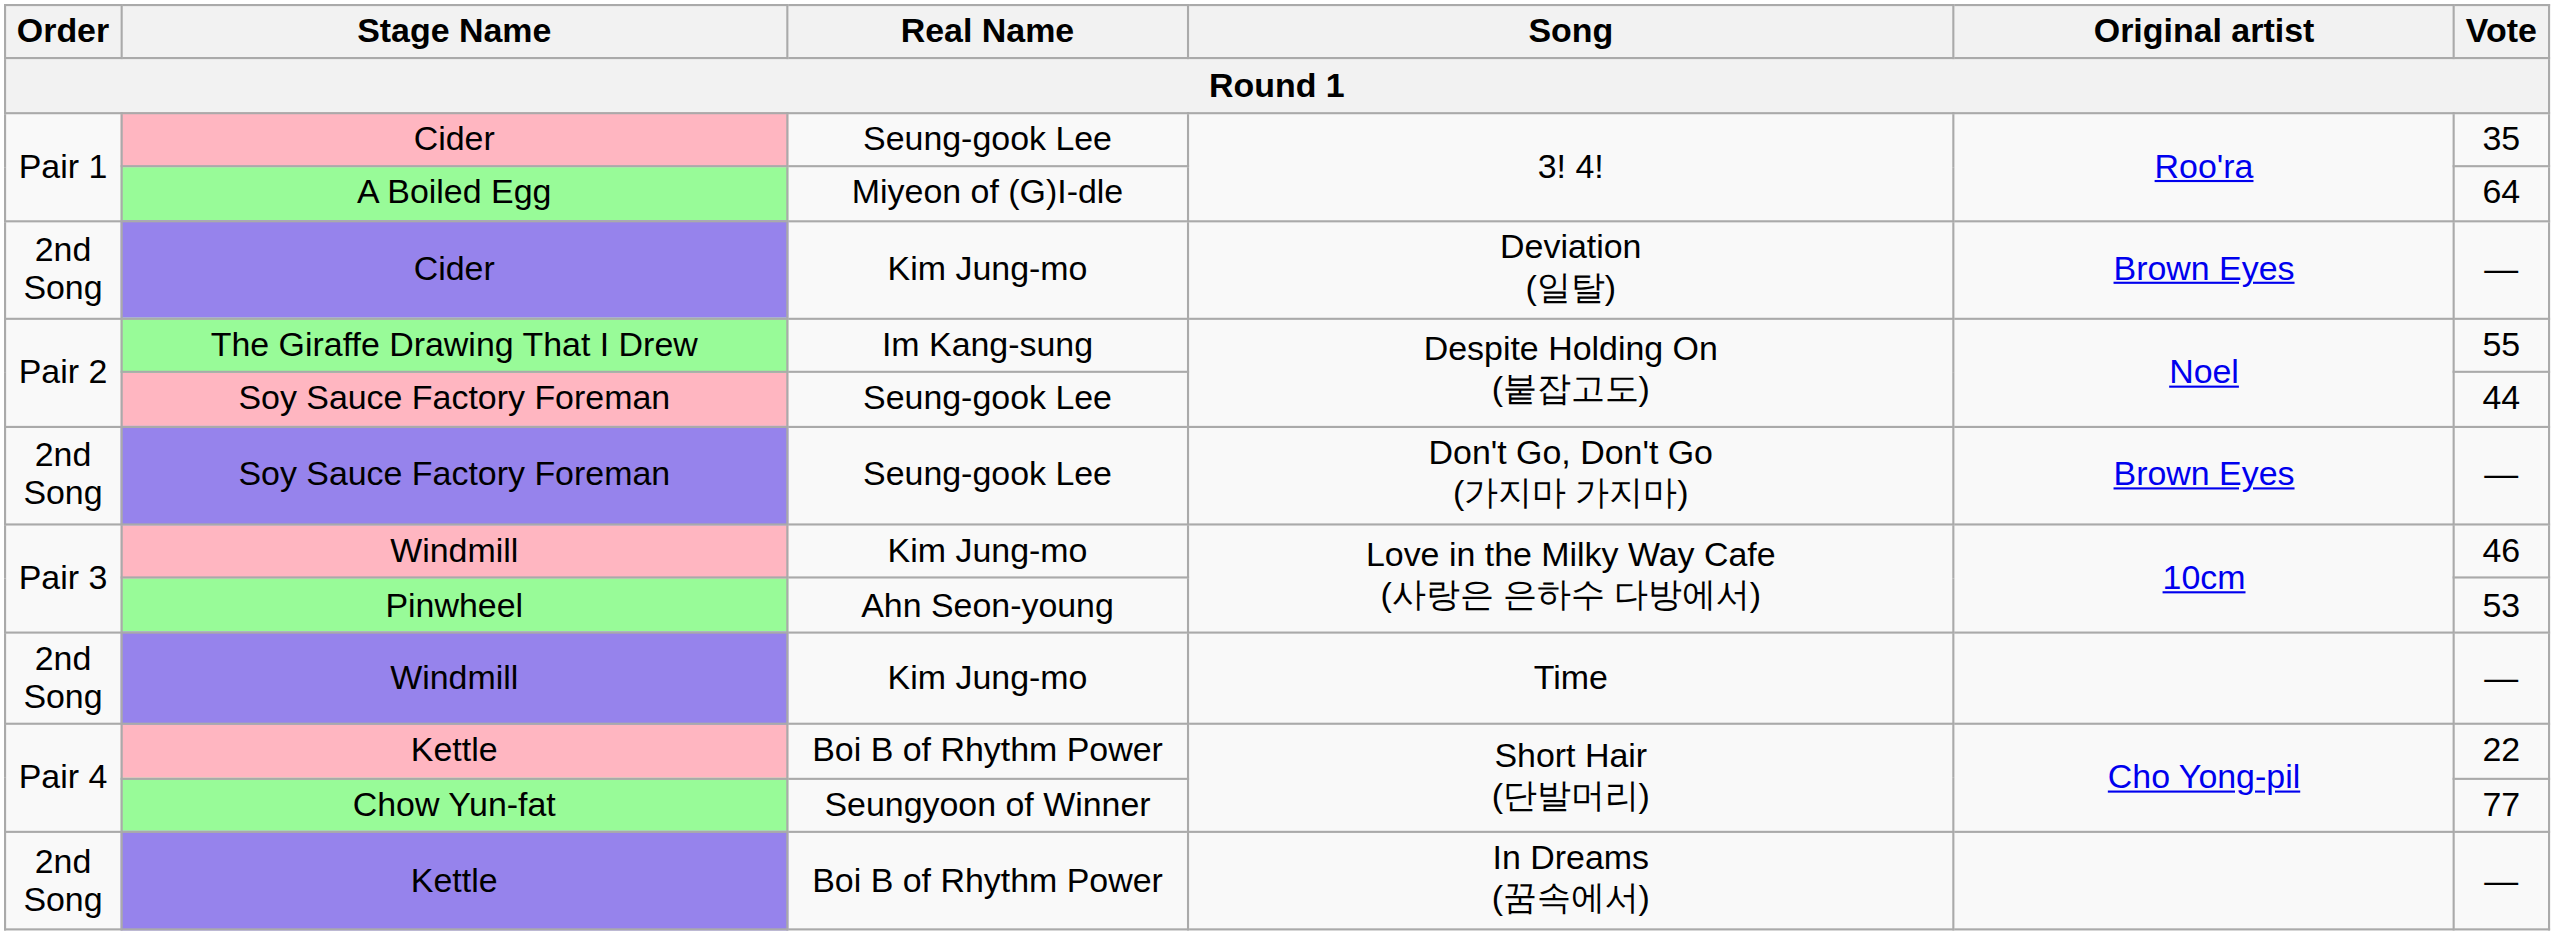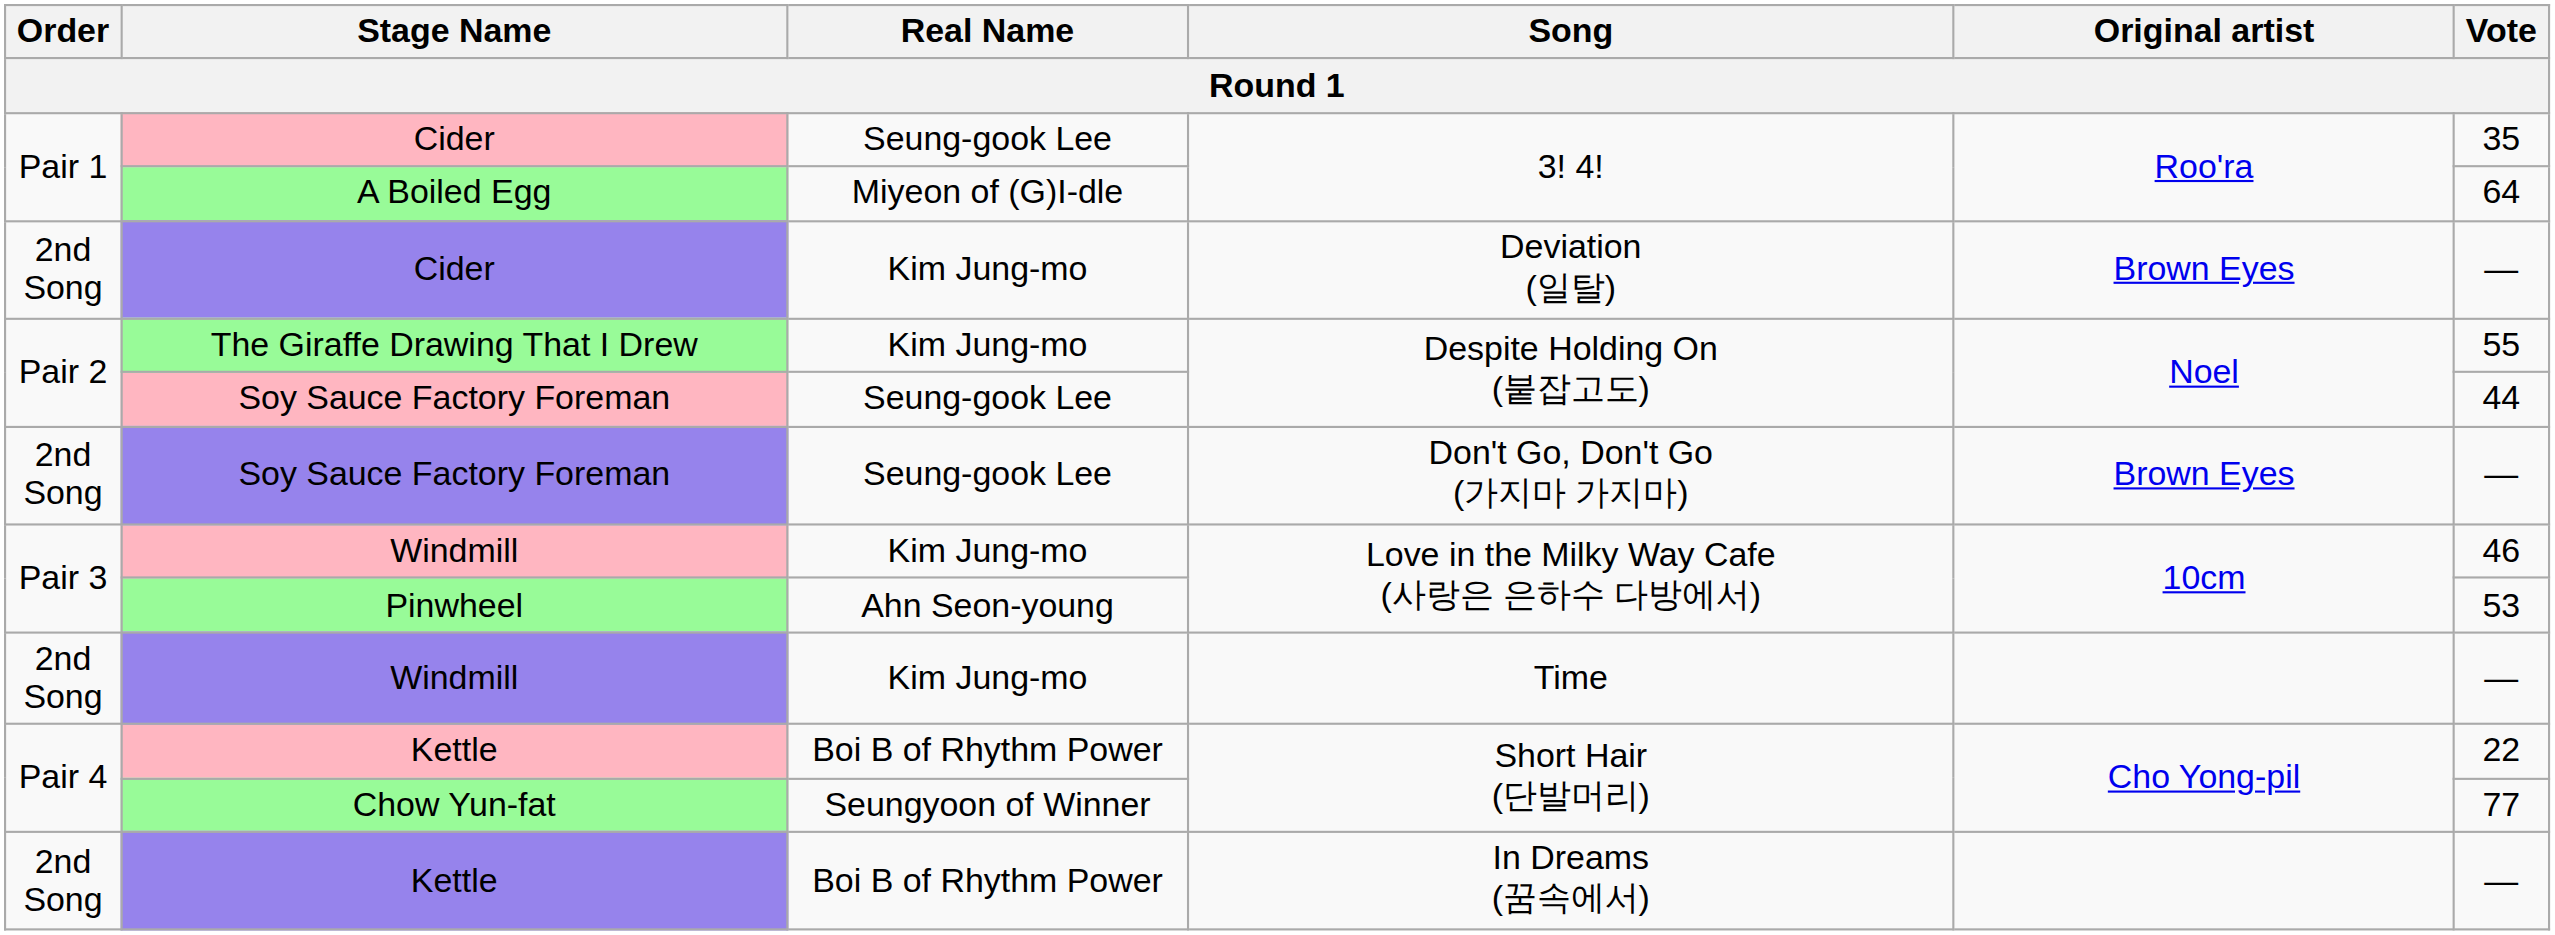(987, 344) Im Kang-sung -> (988, 344) Kim Jung-mo
